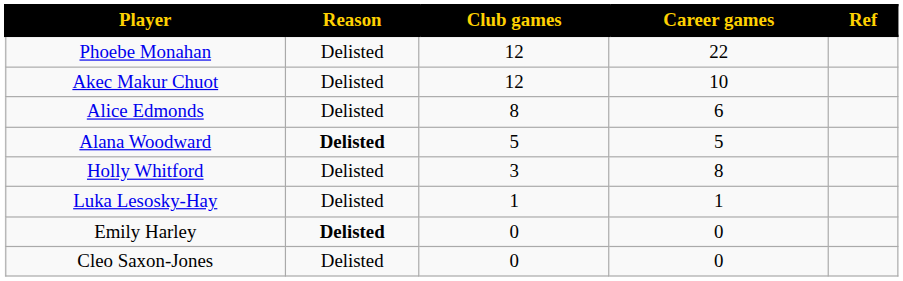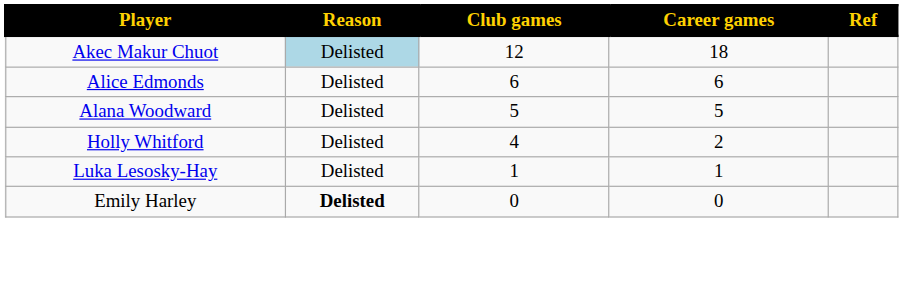- row: (145, 51)
(352, 81) no background -> (352, 51) lightblue background
(719, 81) 10 -> (719, 51) 18
(514, 111) 8 -> (514, 81) 6
(352, 141) bold -> (352, 111) normal
(514, 171) 3 -> (514, 141) 4
(719, 171) 8 -> (719, 141) 2
- row: (145, 261)
